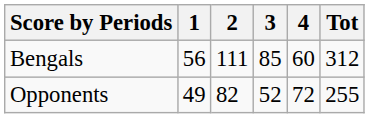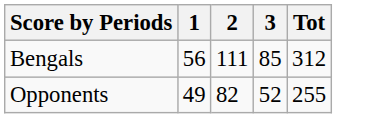- column: (303, 22)
